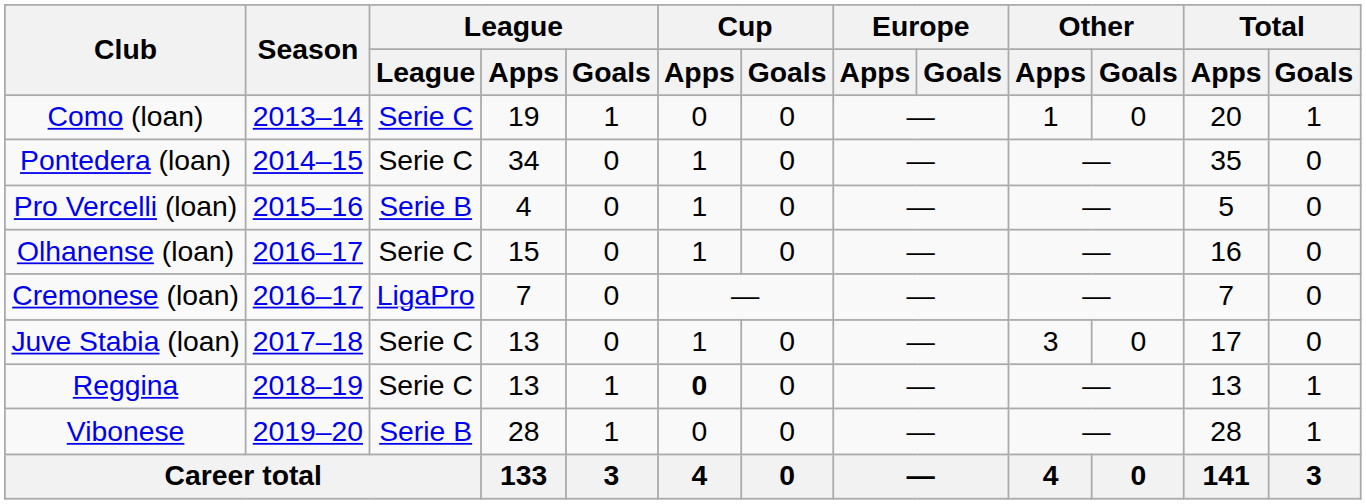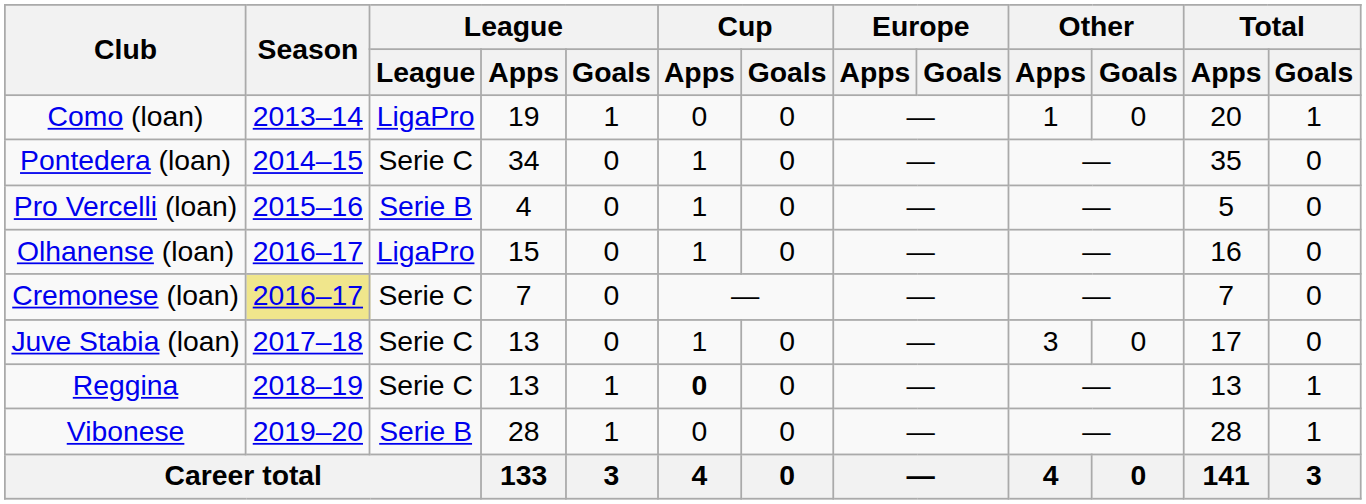(426, 116) Serie C -> (426, 116) LigaPro
(426, 251) Serie C -> (426, 251) LigaPro
(308, 296) no background -> (308, 296) khaki background
(426, 296) LigaPro -> (426, 296) Serie C
